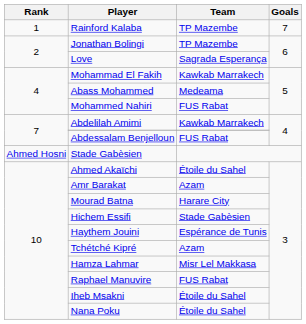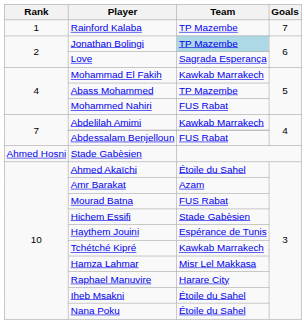(208, 43) no background -> (208, 43) lightblue background
(201, 91) Medeama -> (208, 91) TP Mazembe
(204, 201) Harare City -> (203, 201) FUS Rabat
(192, 248) Azam -> (221, 248) Kawkab Marrakech
(203, 279) FUS Rabat -> (204, 279) Harare City
